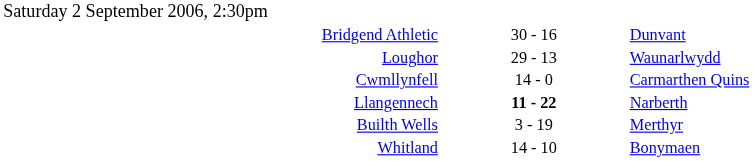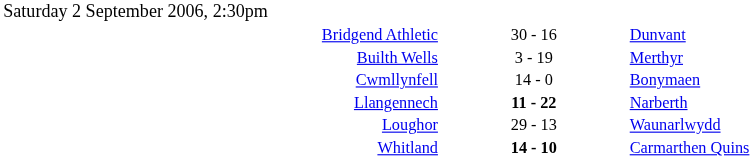rows swapped: (397, 125) <-> (410, 57)
(690, 80) Carmarthen Quins -> (665, 80) Bonymaen
(534, 147) normal -> (534, 147) bold
(665, 147) Bonymaen -> (690, 147) Carmarthen Quins
